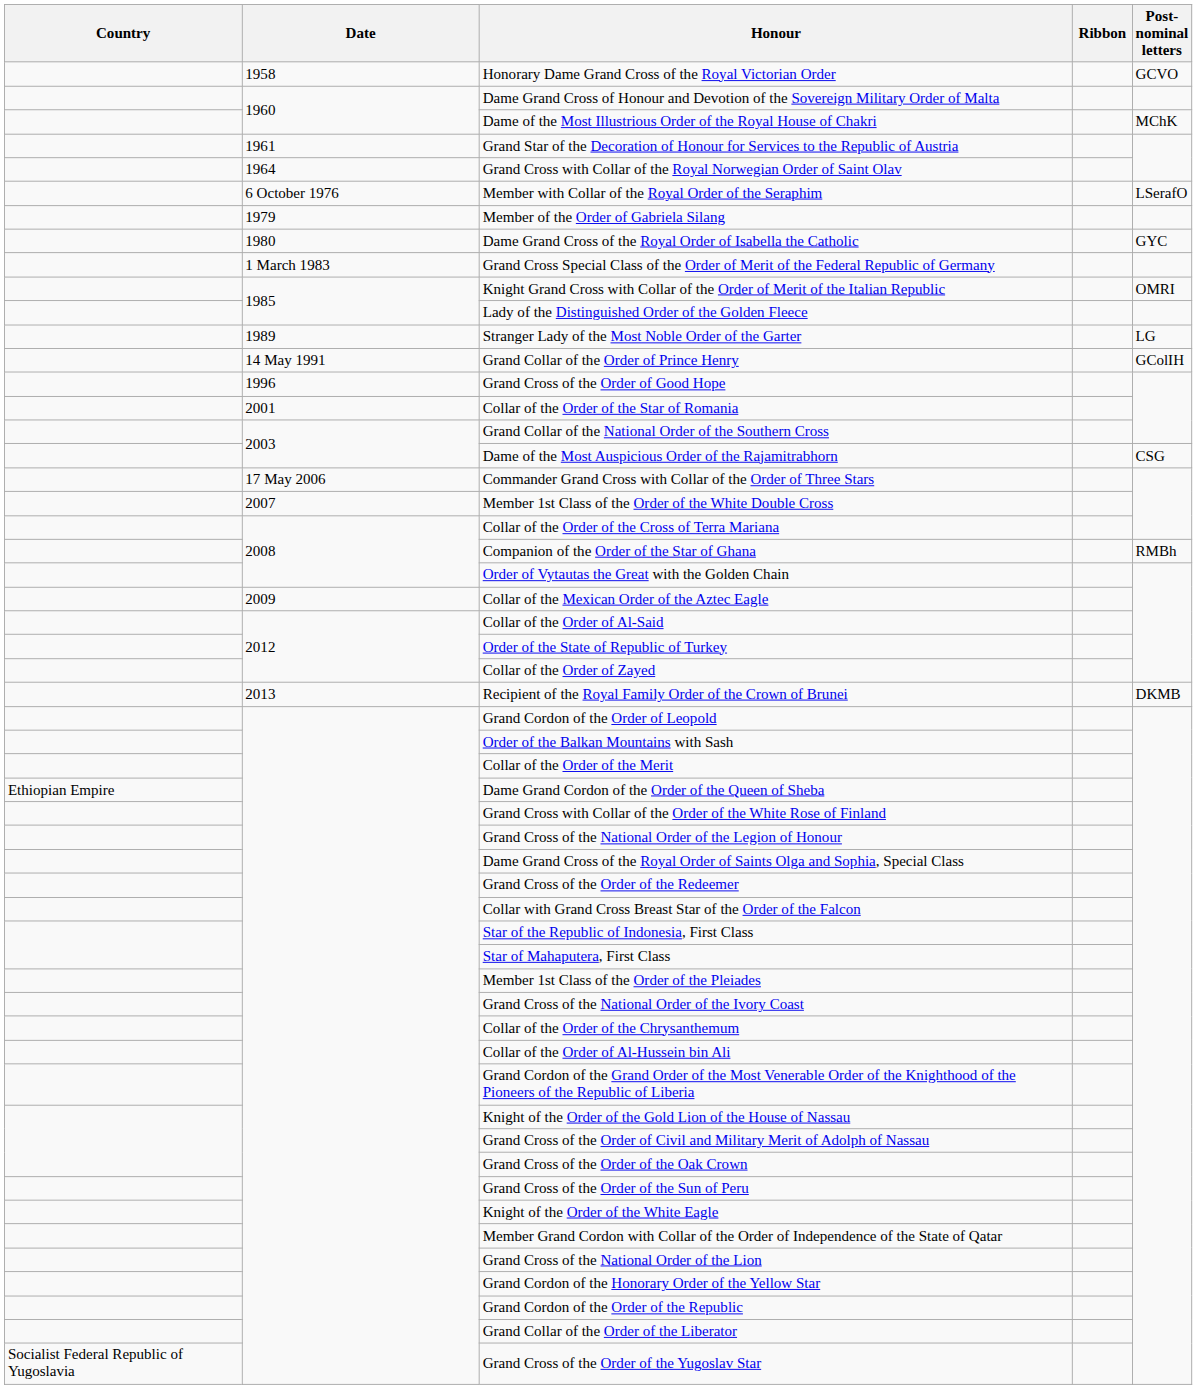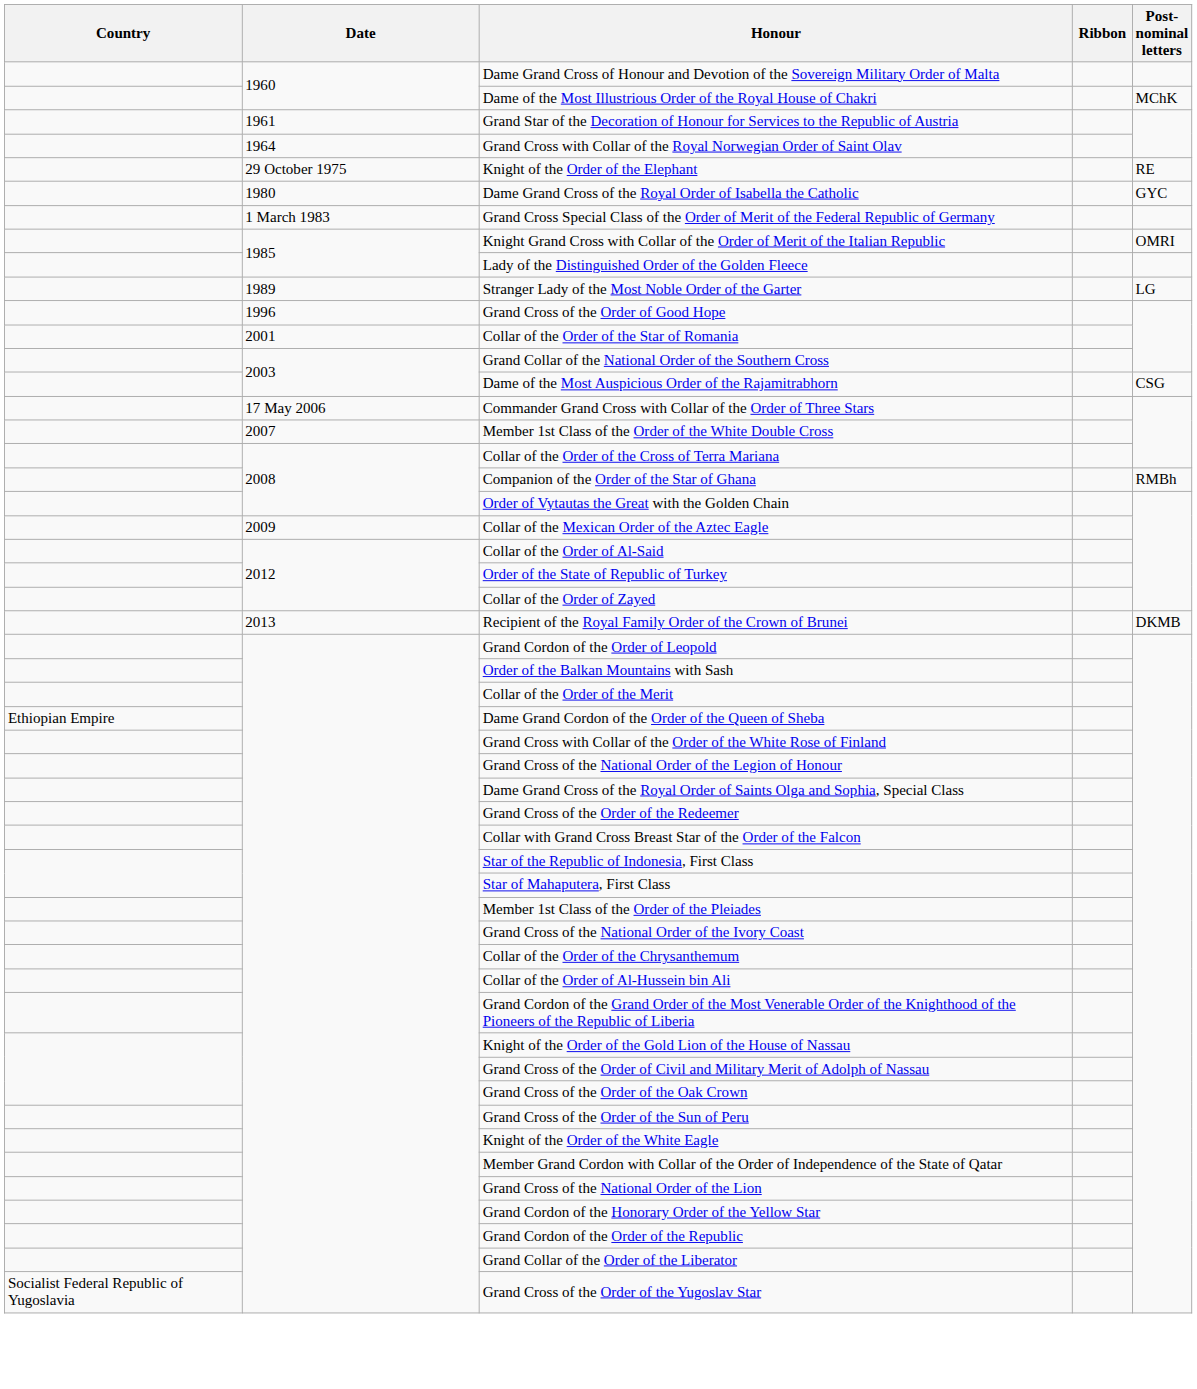- row: (659, 74)
+ row: (590, 169)
- row: (652, 193)
- row: (604, 217)
- row: (611, 360)
